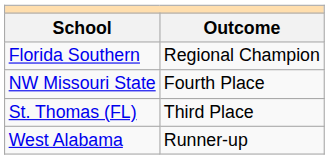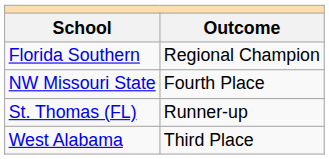(209, 112) Third Place -> (206, 112) Runner-up
(206, 140) Runner-up -> (209, 140) Third Place
